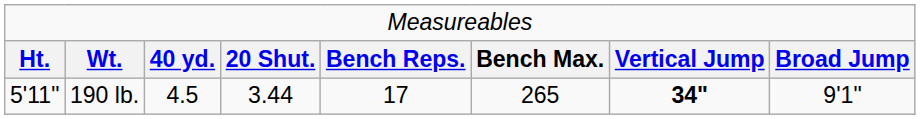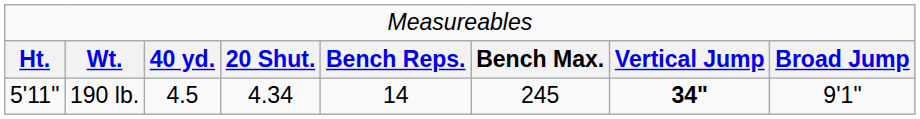(271, 95) 3.44 -> (271, 95) 4.34
(396, 95) 17 -> (396, 95) 14
(540, 95) 265 -> (540, 95) 245
